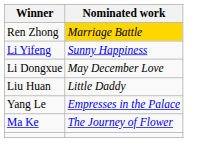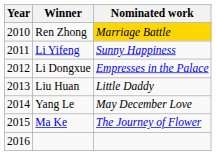+ column: (19, 13)
(116, 68) May December Love -> (152, 68) Empresses in the Palace
(124, 104) Empresses in the Palace -> (144, 104) May December Love
